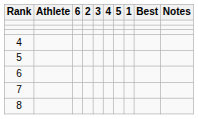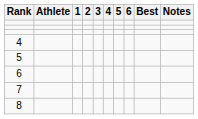columns swapped: (129, 12) <-> (78, 12)
